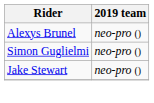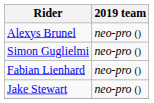+ row: (46, 70)
